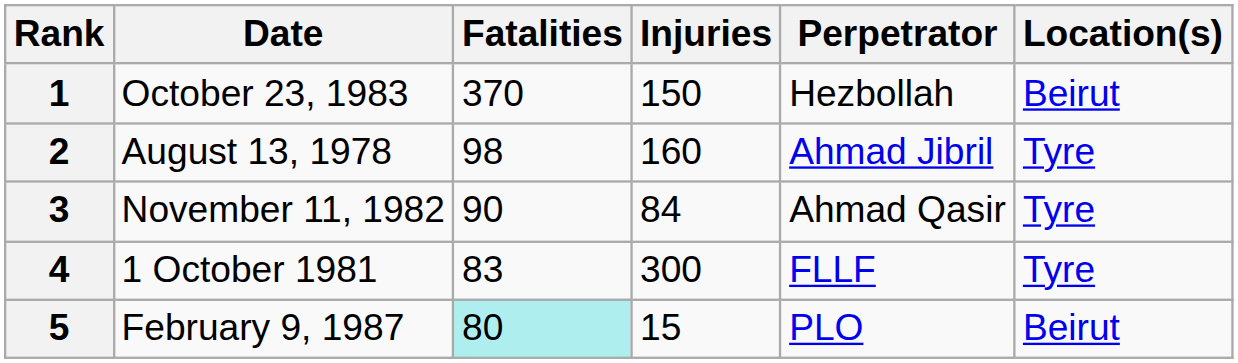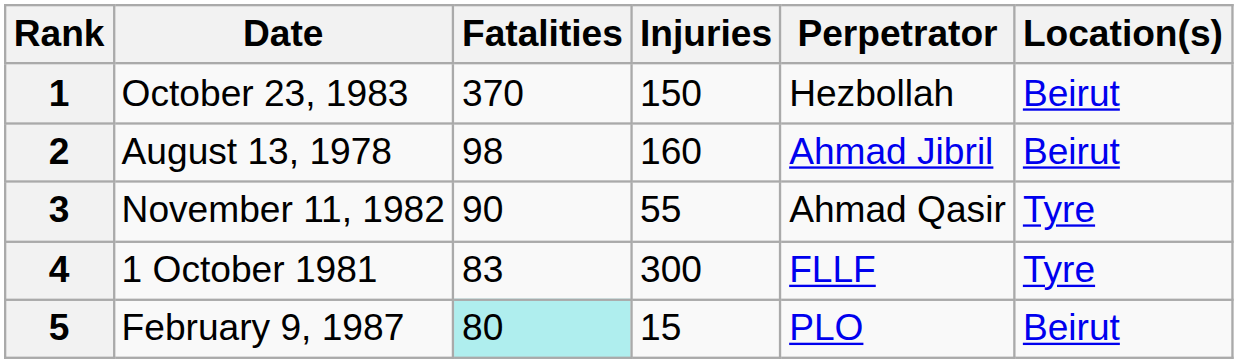(1059, 151) Tyre -> (1071, 151) Beirut
(661, 210) 84 -> (661, 210) 55
